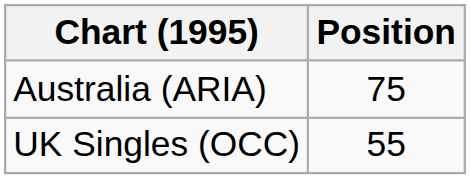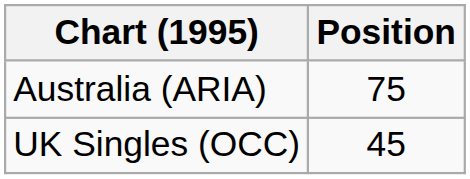(386, 144) 55 -> (386, 144) 45
